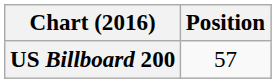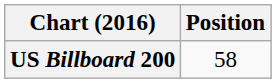(225, 59) 57 -> (225, 59) 58
